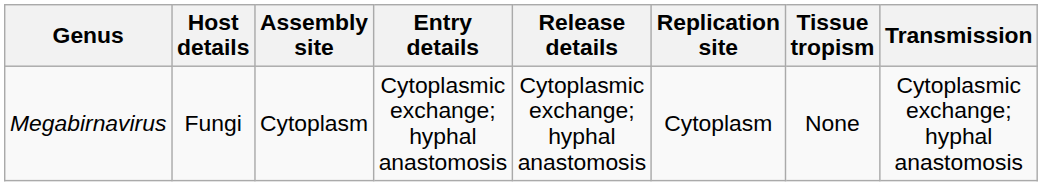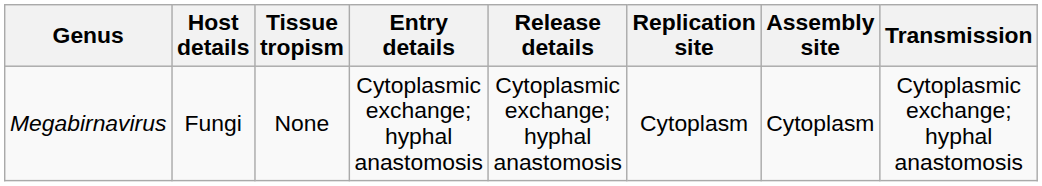columns swapped: (832, 35) <-> (314, 35)
